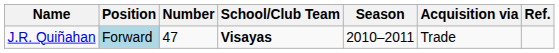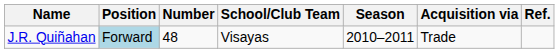(170, 37) 47 -> (170, 37) 48
(246, 37) bold -> (245, 37) normal
